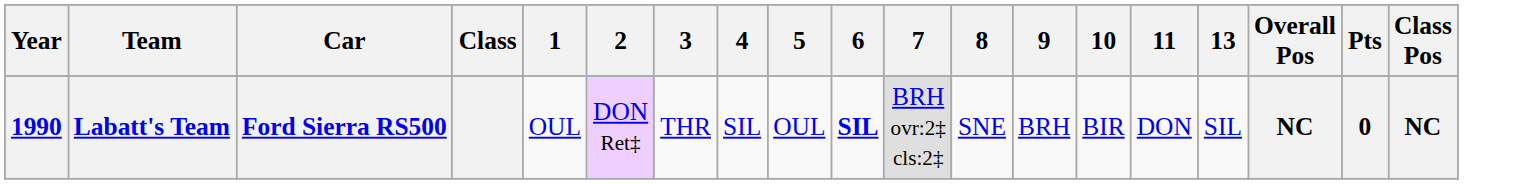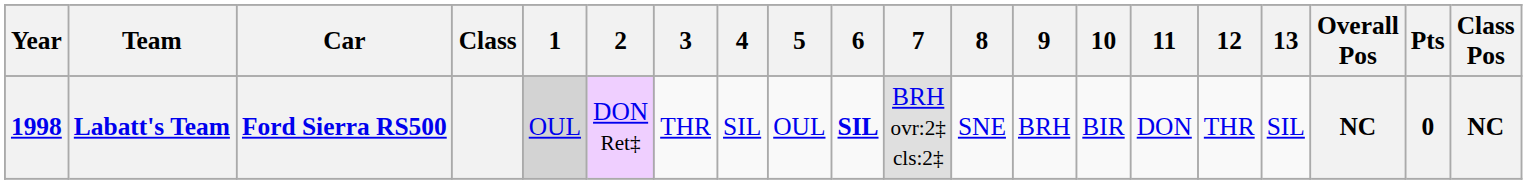+ column: (1229, 40)
(36, 126) 1990 -> (36, 126) 1998
(555, 126) no background -> (555, 126) lightgrey background
